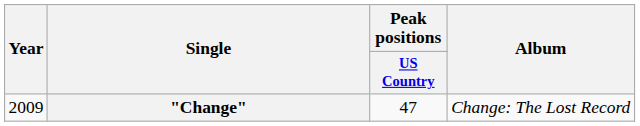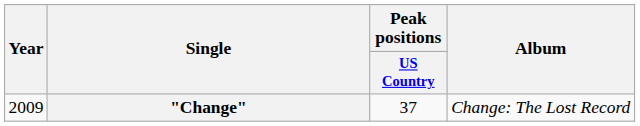(408, 107) 47 -> (408, 107) 37
